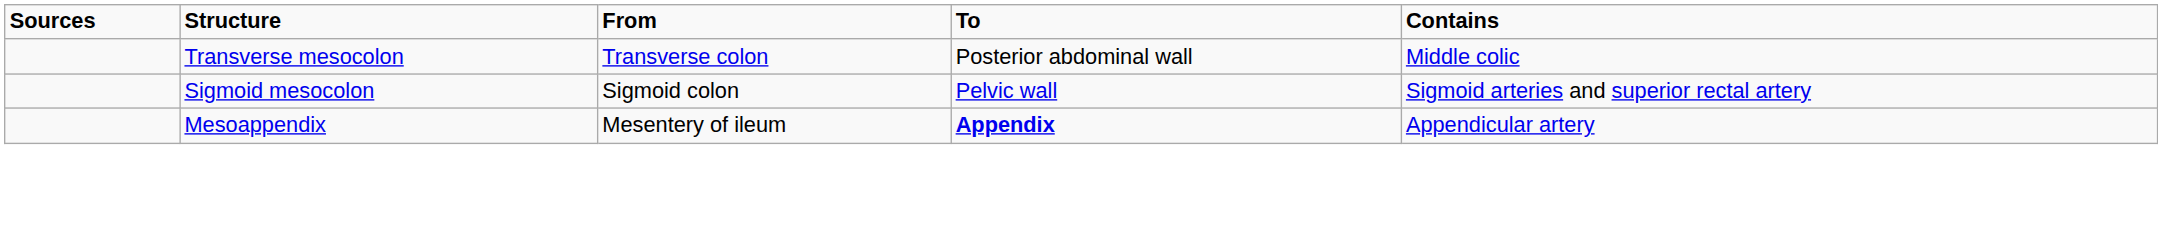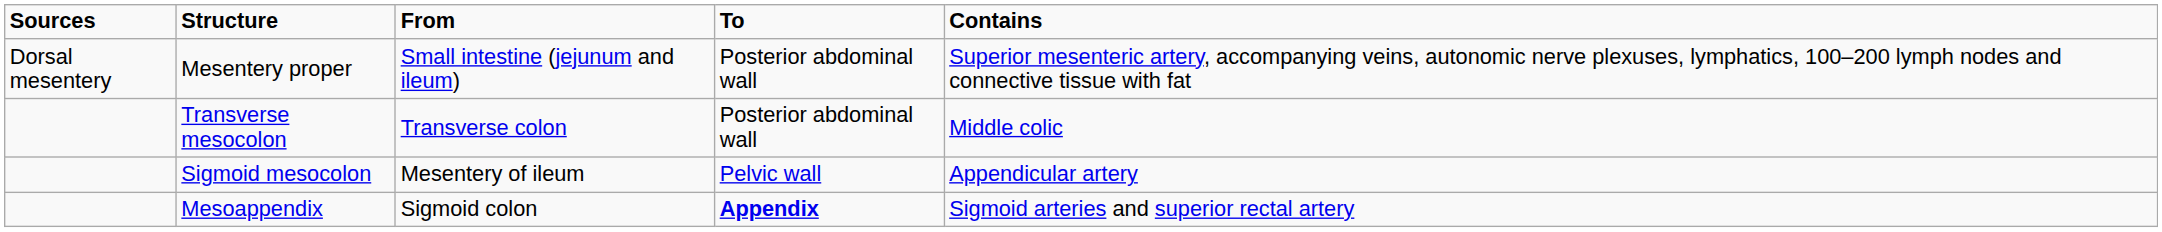+ row: (267, 68)
(671, 90) Sigmoid colon -> (493, 174) Mesentery of ileum
(1608, 90) Sigmoid arteries and superior rectal artery -> (1044, 174) Appendicular artery
(694, 125) Mesentery of ileum -> (469, 208) Sigmoid colon
(1500, 125) Appendicular artery -> (1152, 208) Sigmoid arteries and superior rectal artery
